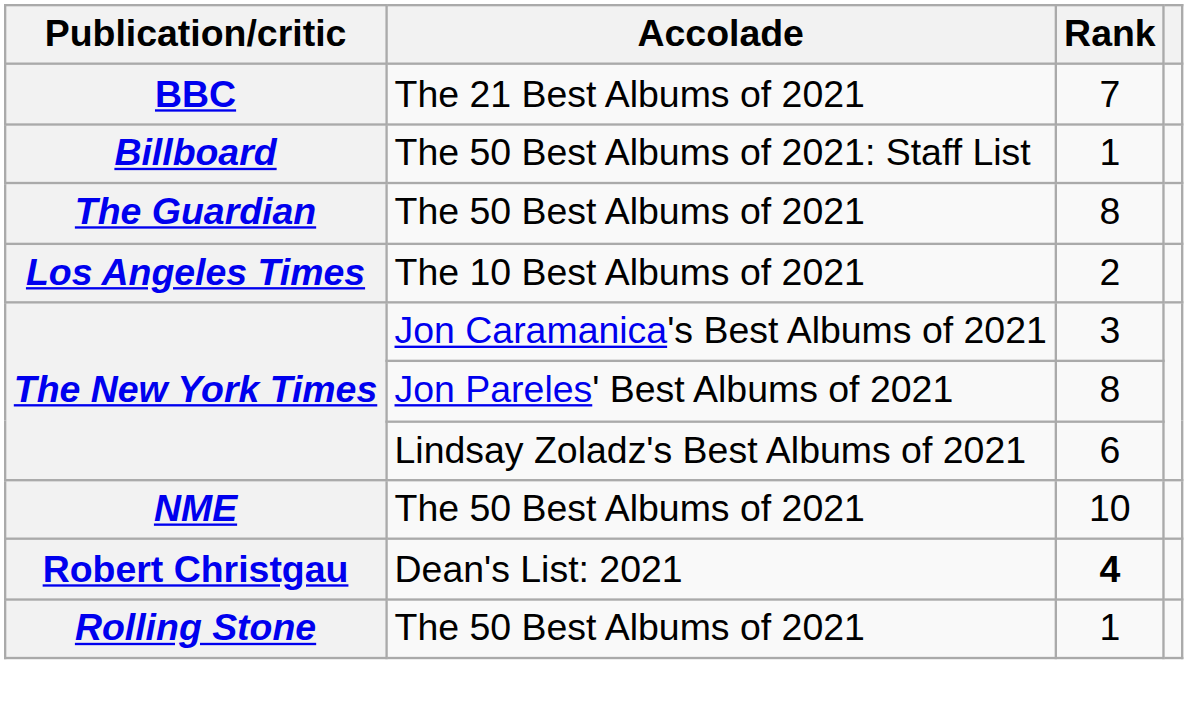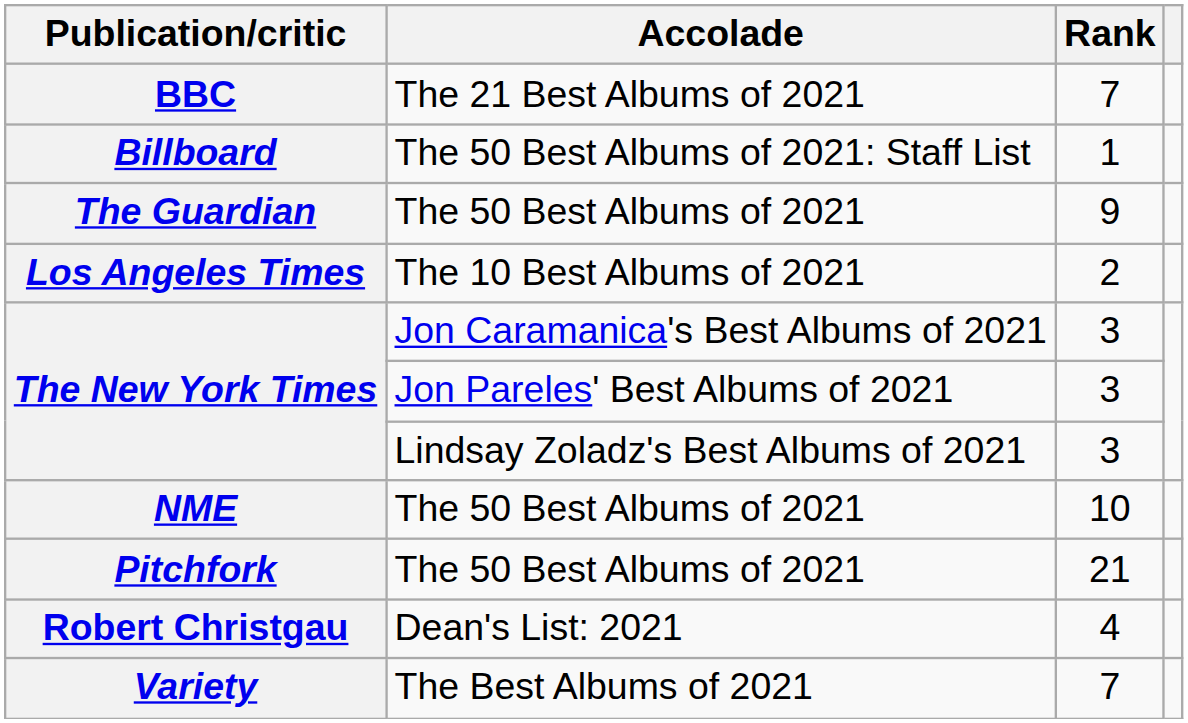(1110, 212) 8 -> (1110, 212) 9
(1110, 390) 8 -> (1110, 390) 3
(1110, 449) 6 -> (1110, 449) 3
+ row: (196, 568)
(1110, 568) bold -> (1110, 627) normal
- row: (196, 627)
+ row: (196, 687)
